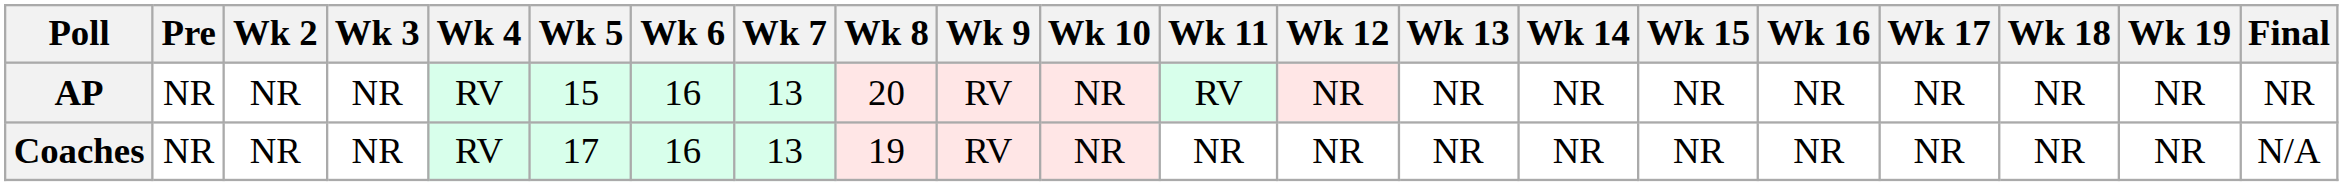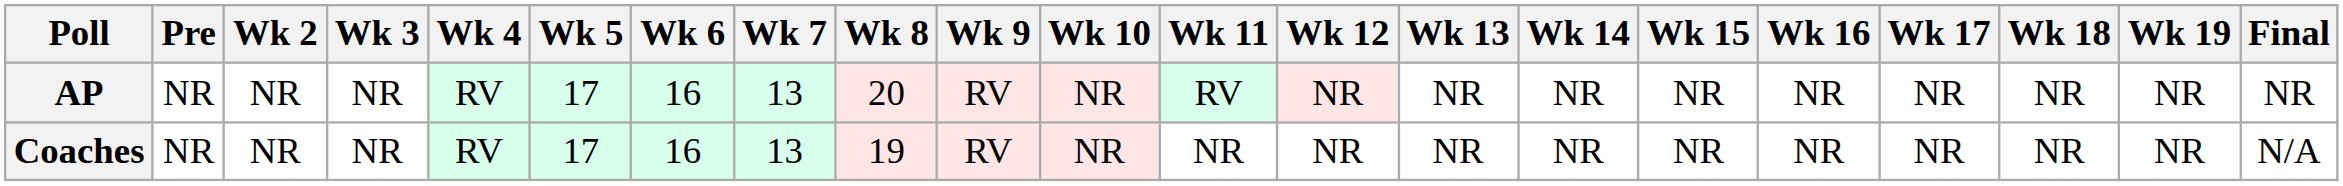(581, 92) 15 -> (581, 92) 17
